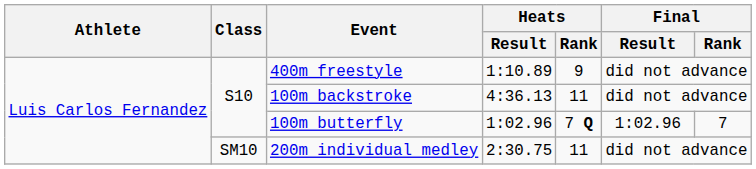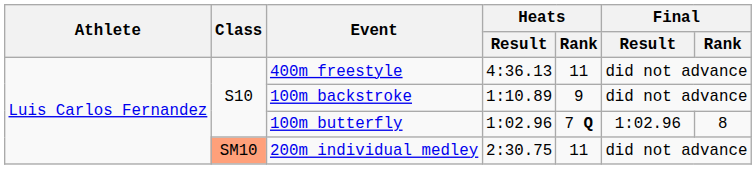(519, 71) 1:10.89 -> (519, 71) 4:36.13
(579, 71) 9 -> (579, 71) 11
(519, 97) 4:36.13 -> (519, 97) 1:10.89
(579, 97) 11 -> (579, 97) 9
(723, 124) 7 -> (723, 124) 8
(239, 150) no background -> (239, 150) lightsalmon background
